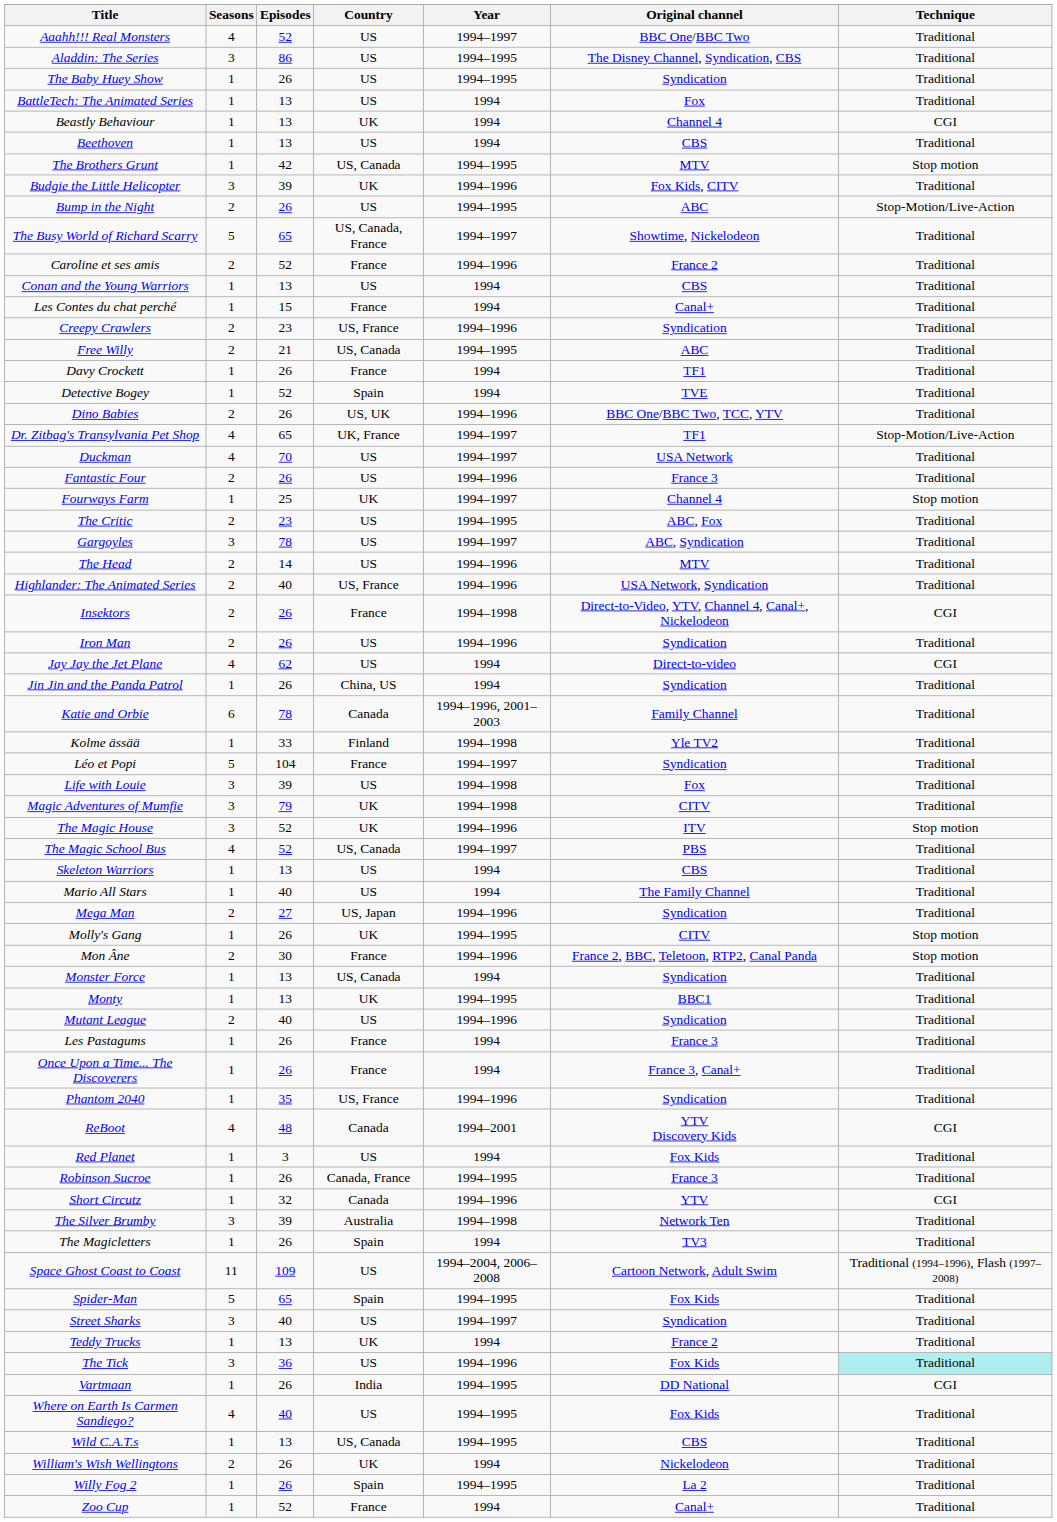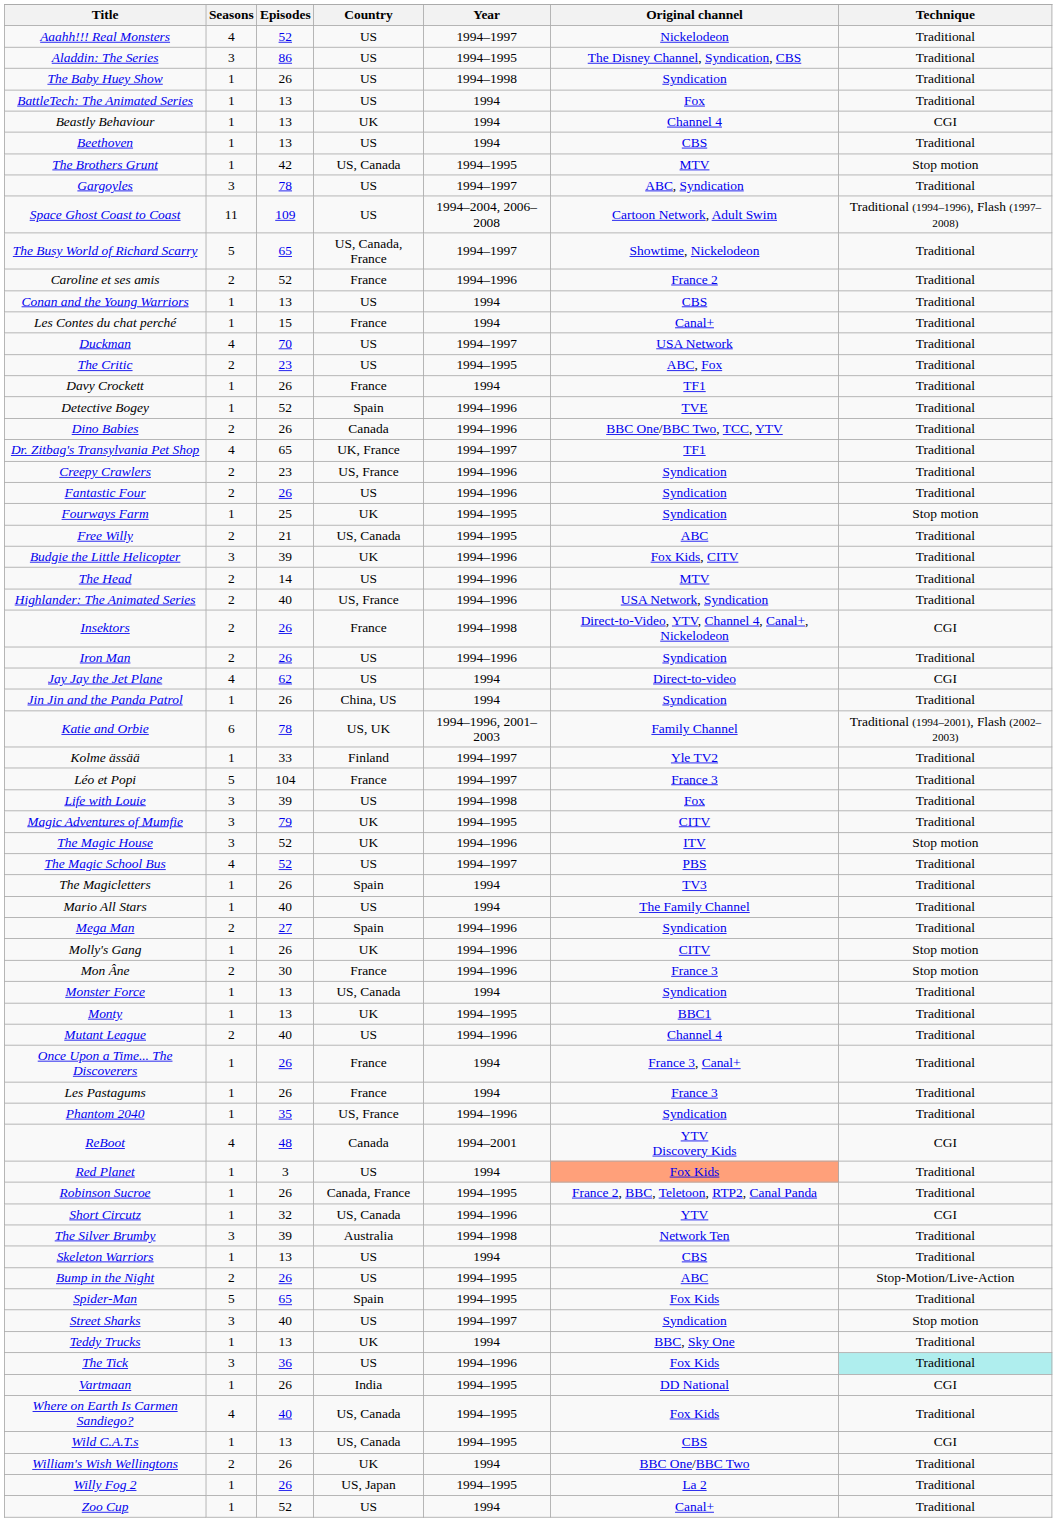(695, 36) BBC One/BBC Two -> (695, 36) Nickelodeon
(487, 79) 1994–1995 -> (487, 79) 1994–1998
rows swapped: (105, 185) <-> (105, 541)
rows swapped: (105, 206) <-> (105, 1270)
rows swapped: (105, 328) <-> (105, 456)
rows swapped: (105, 520) <-> (105, 350)
(487, 392) 1994 -> (487, 407) 1994–1996
(368, 413) US, UK -> (368, 429) Canada
(945, 435) Stop-Motion/Live-Action -> (945, 450) Traditional
(695, 477) France 3 -> (695, 493) Syndication
(487, 499) 1994–1997 -> (487, 514) 1994–1995
(694, 499) Channel 4 -> (695, 514) Syndication
(368, 713) Canada -> (368, 728) US, UK
(945, 713) Traditional -> (945, 728) Traditional (1994–2001), Flash (2002–2003)
(487, 742) 1994–1998 -> (487, 757) 1994–1997
(695, 763) Syndication -> (695, 779) France 3
(487, 806) 1994–1998 -> (487, 821) 1994–1995
(368, 849) US, Canada -> (368, 864) US
rows swapped: (105, 1241) <-> (105, 870)
(368, 913) US, Japan -> (368, 928) Spain
(487, 934) 1994–1995 -> (487, 949) 1994–1996
(694, 955) France 2, BBC, Teletoon, RTP2, Canal Panda -> (695, 970) France 3
(695, 1019) Syndication -> (694, 1034) Channel 4
rows swapped: (105, 1069) <-> (105, 1041)
(695, 1156) no background -> (695, 1171) lightsalmon background
(695, 1177) France 3 -> (694, 1192) France 2, BBC, Teletoon, RTP2, Canal Panda
(368, 1199) Canada -> (368, 1214) US, Canada
(945, 1320) Traditional -> (945, 1320) Stop motion
(695, 1342) France 2 -> (694, 1342) BBC, Sky One
(368, 1413) US -> (368, 1413) US, Canada
(945, 1442) Traditional -> (945, 1442) CGI
(695, 1463) Nickelodeon -> (695, 1463) BBC One/BBC Two
(368, 1485) Spain -> (368, 1485) US, Japan
(368, 1506) France -> (368, 1506) US
